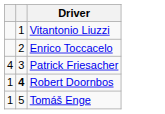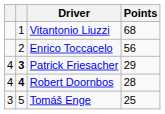+ column: (140, 13)
(21, 65) normal -> (21, 65) bold
(10, 82) 1 -> (10, 82) 4
(10, 100) 1 -> (10, 100) 3
